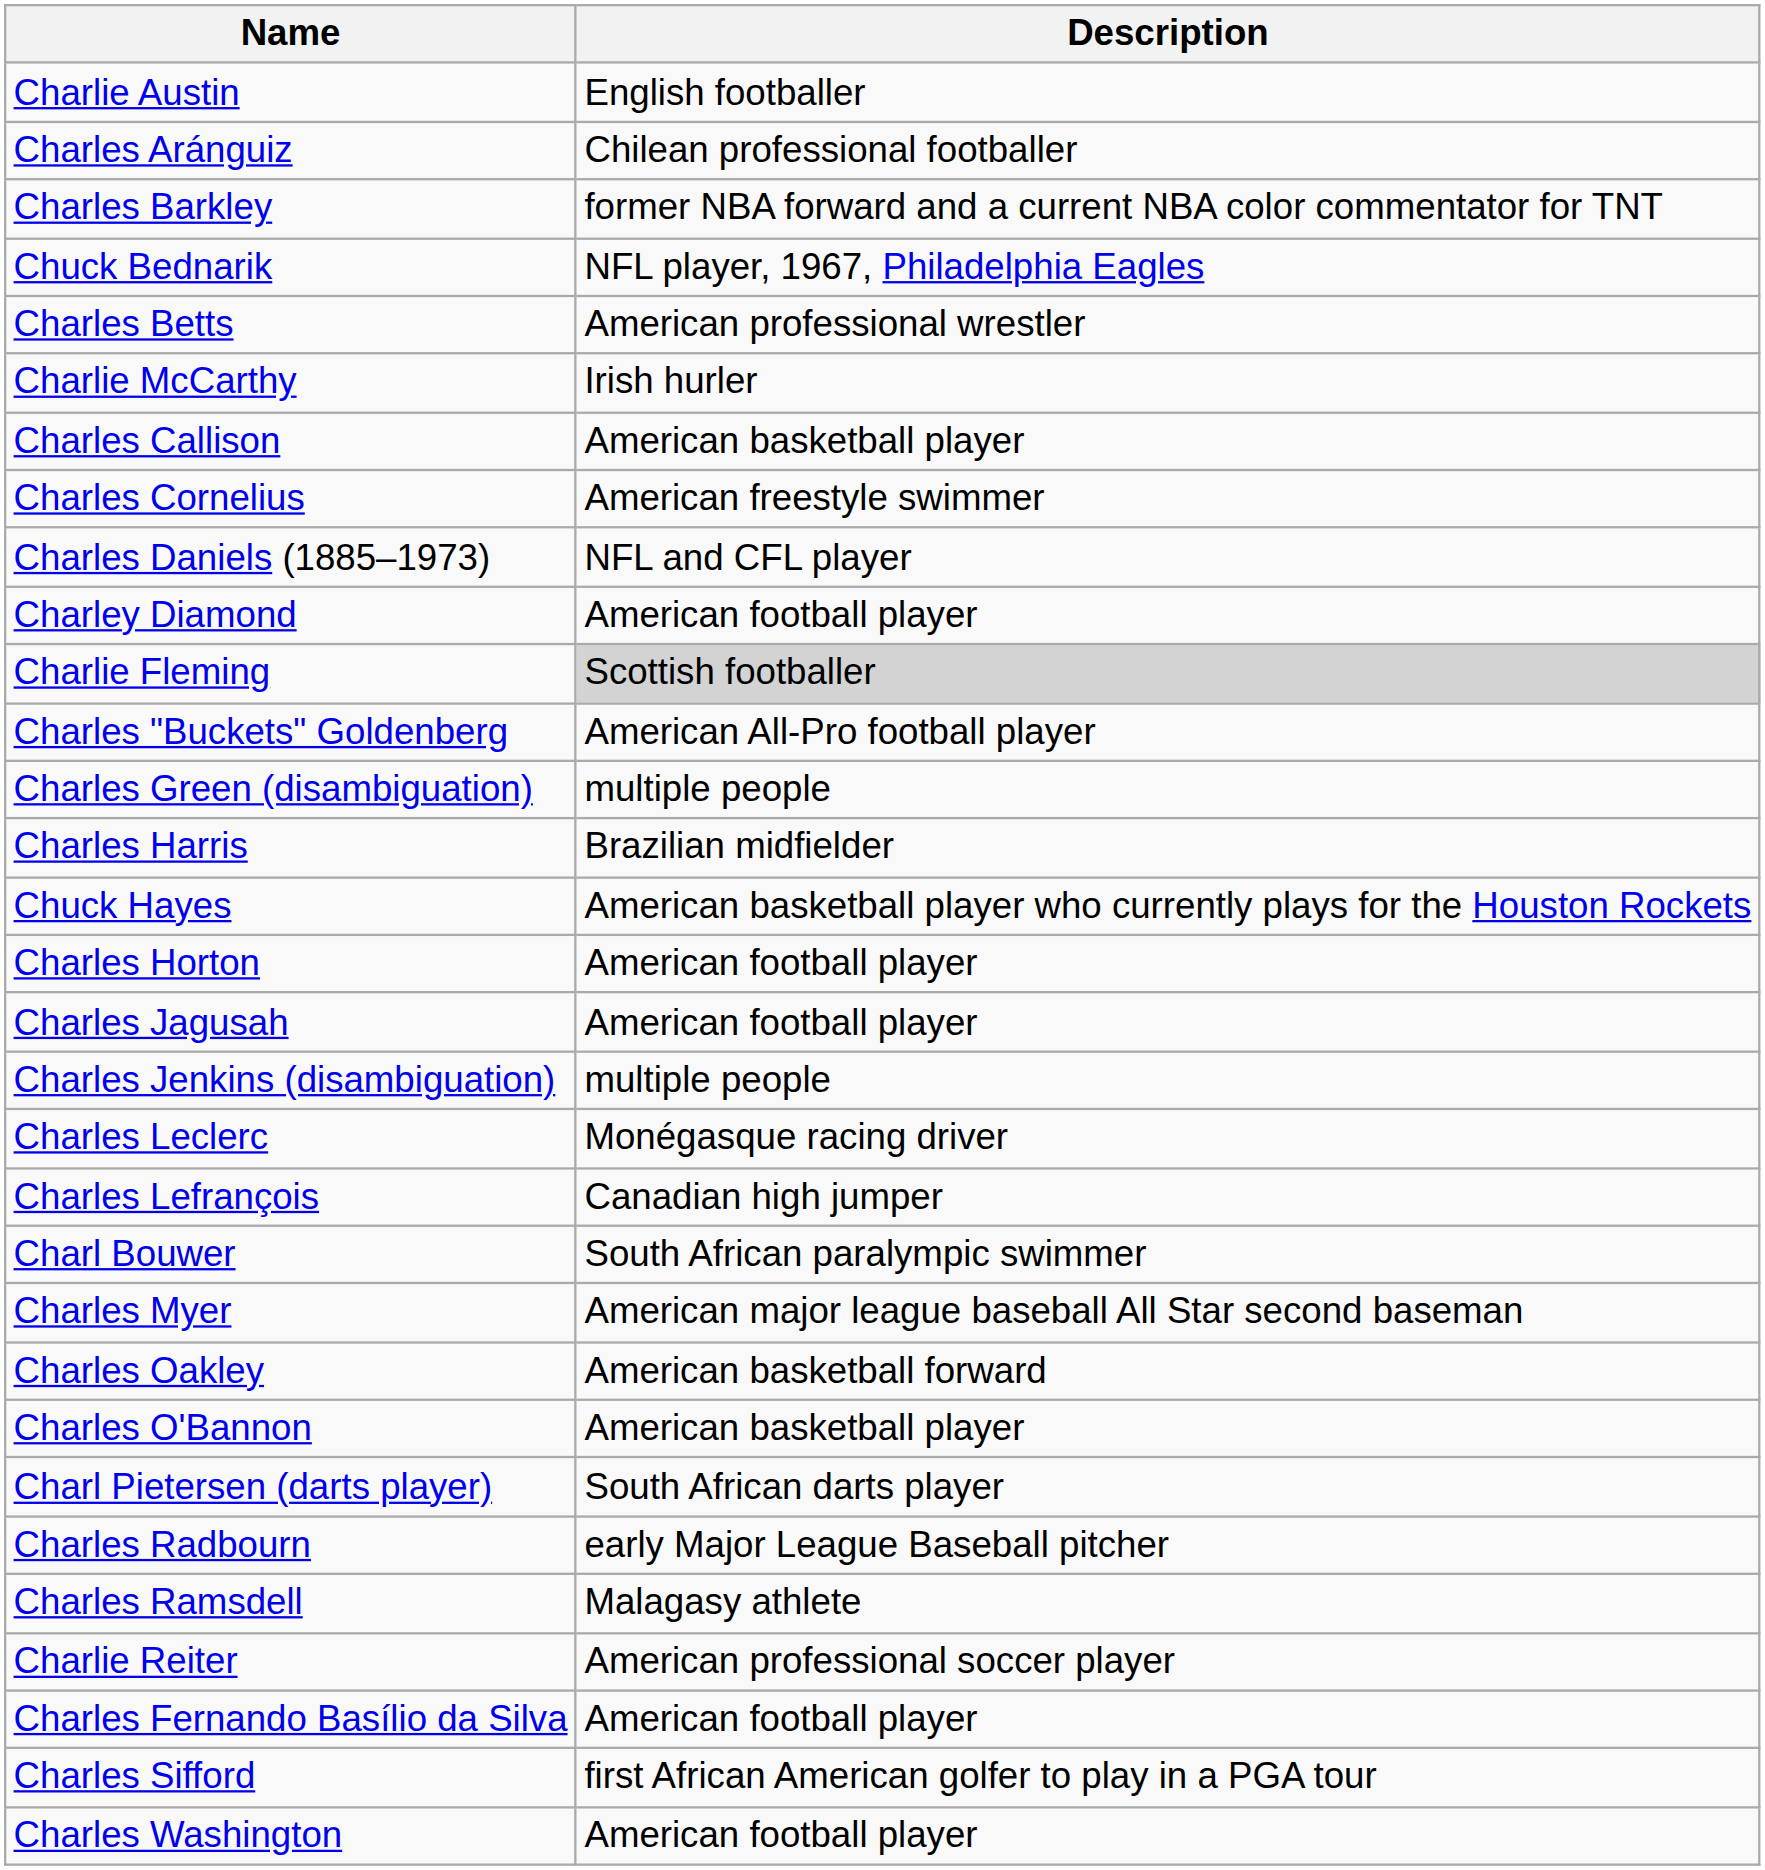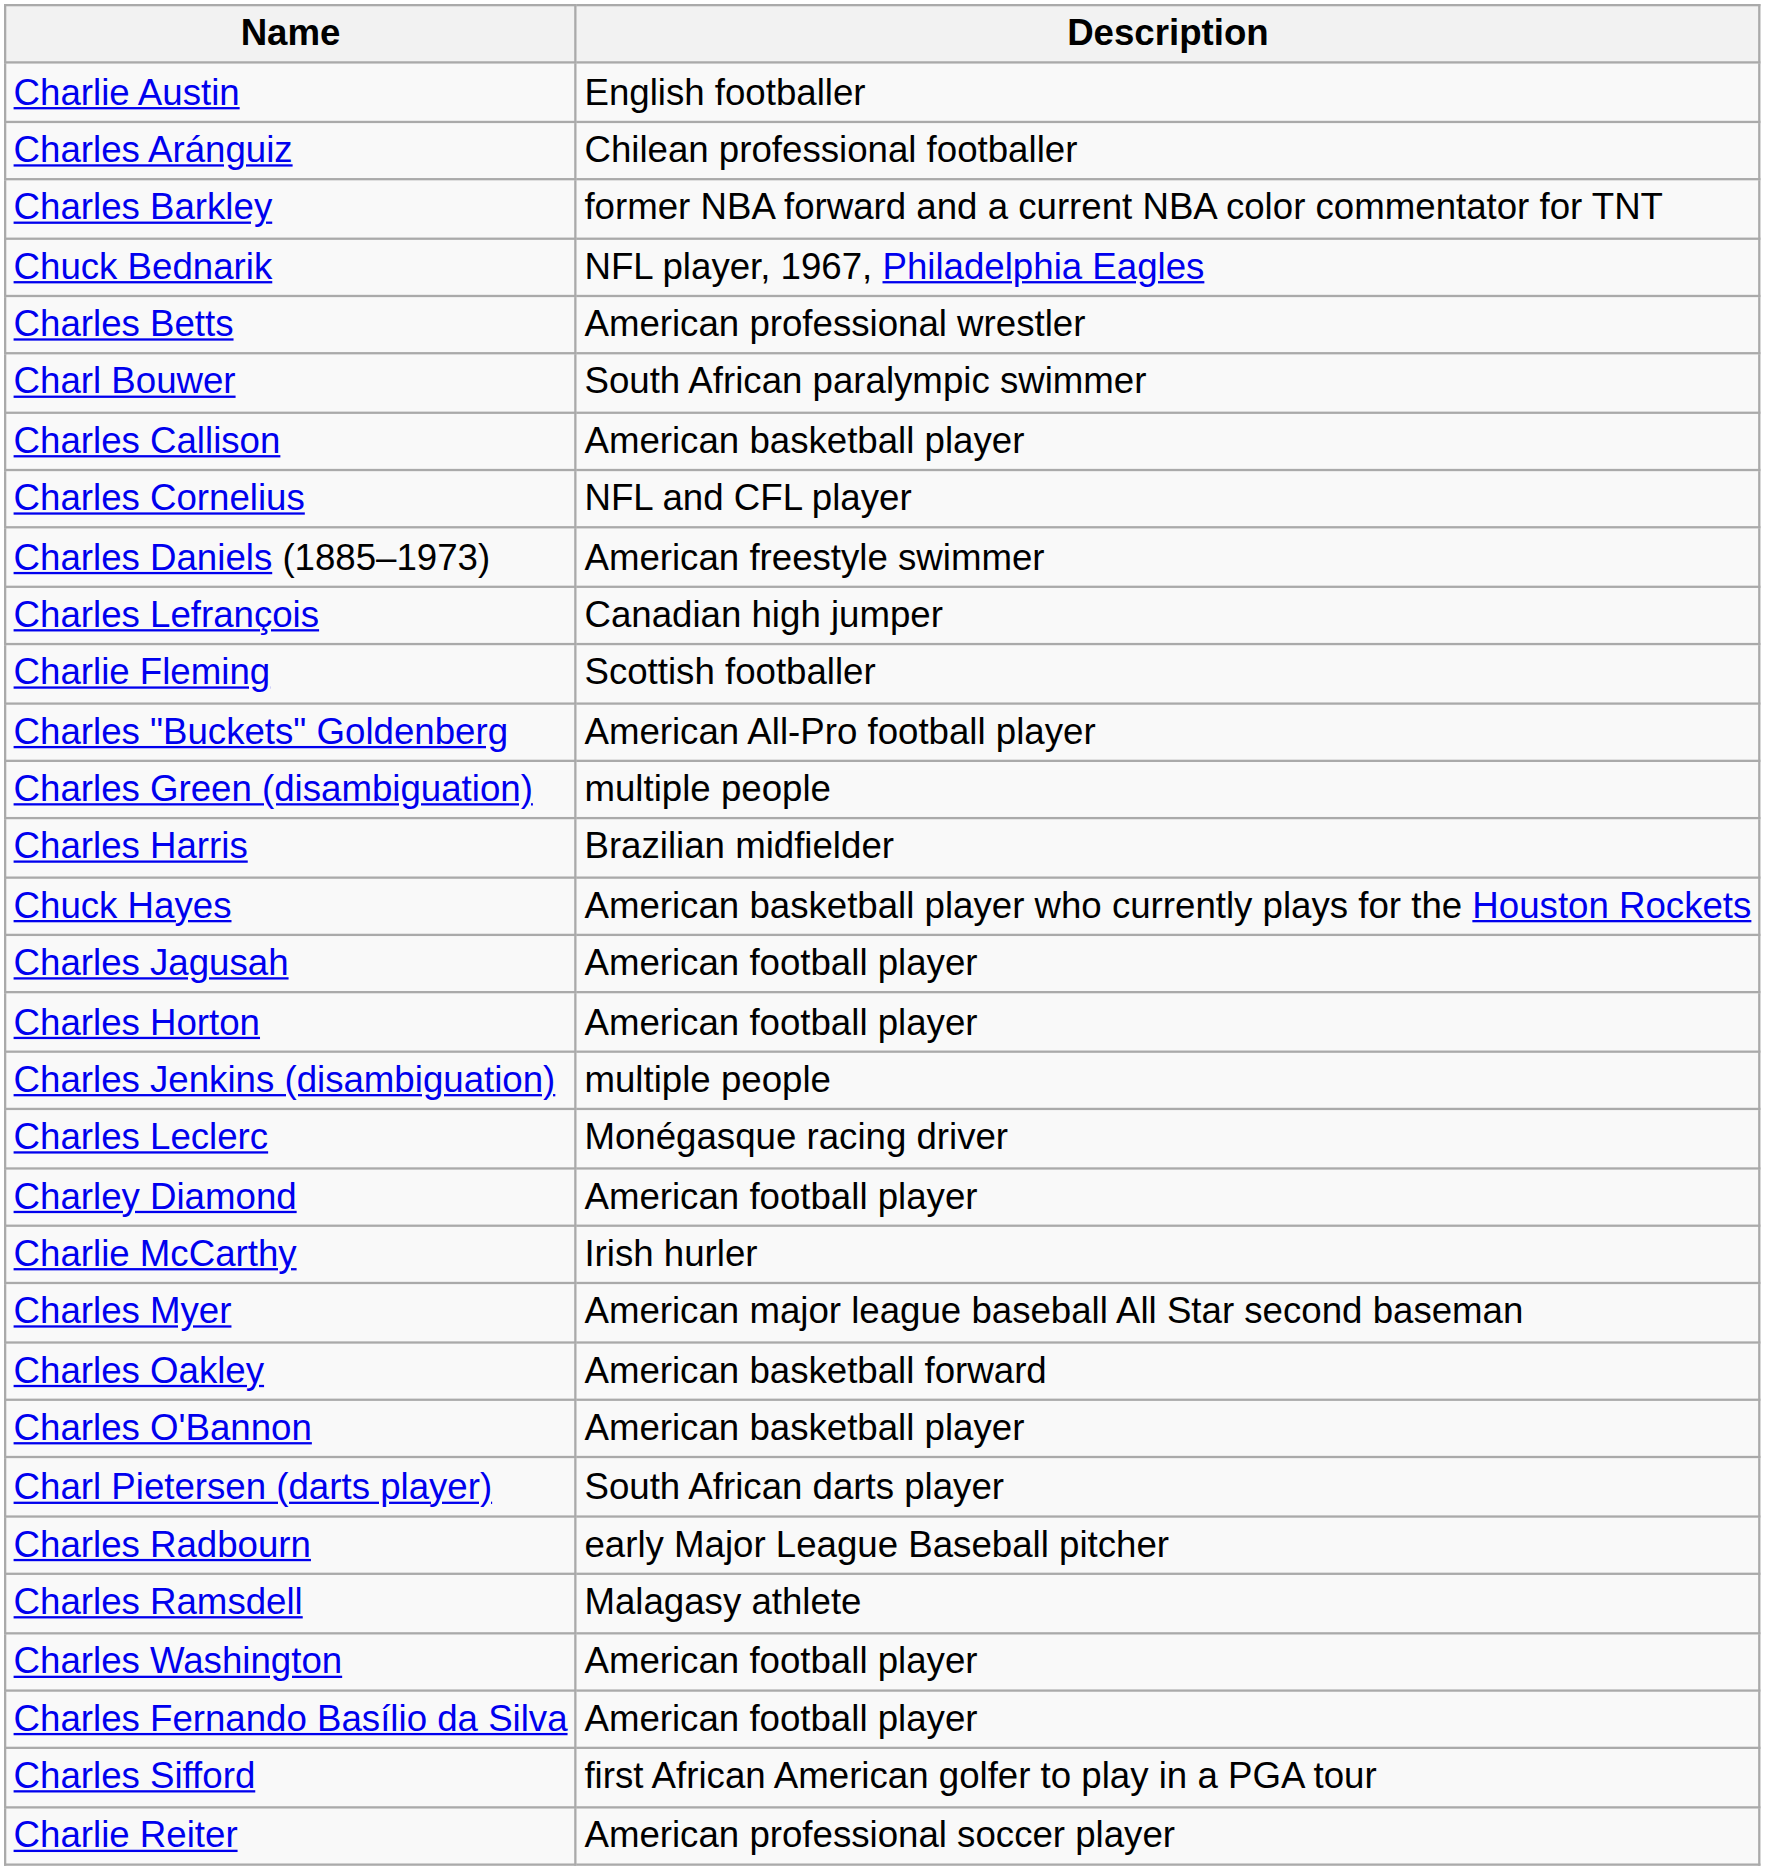rows swapped: (125, 1253) <-> (155, 382)
(815, 498) American freestyle swimmer -> (748, 498) NFL and CFL player
(748, 556) NFL and CFL player -> (815, 556) American freestyle swimmer
rows swapped: (155, 614) <-> (166, 1195)
(730, 672) lightgrey background -> (730, 672) no background
rows swapped: (137, 963) <-> (151, 1021)
rows swapped: (126, 1660) <-> (178, 1834)
